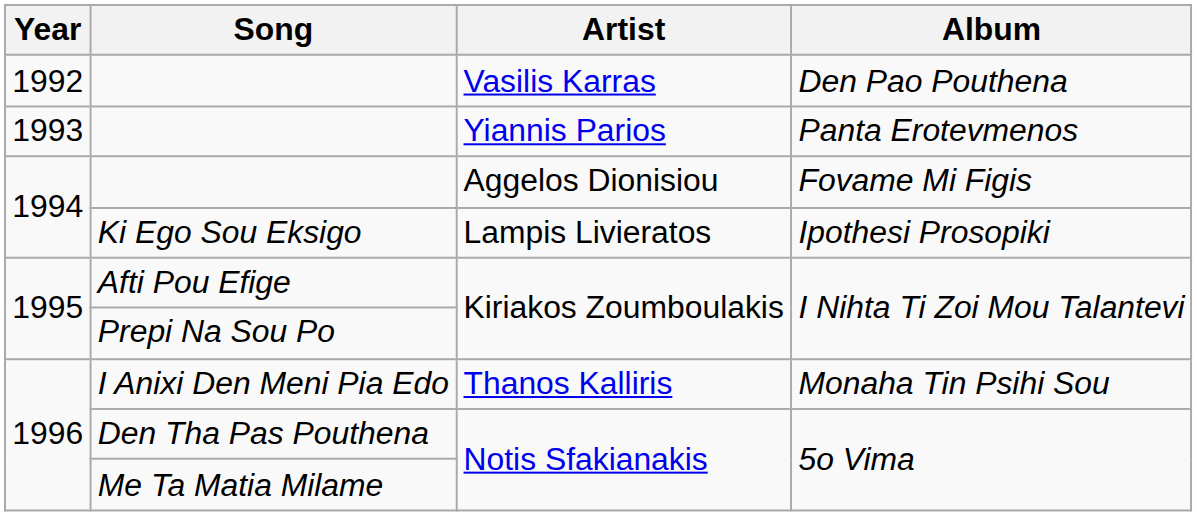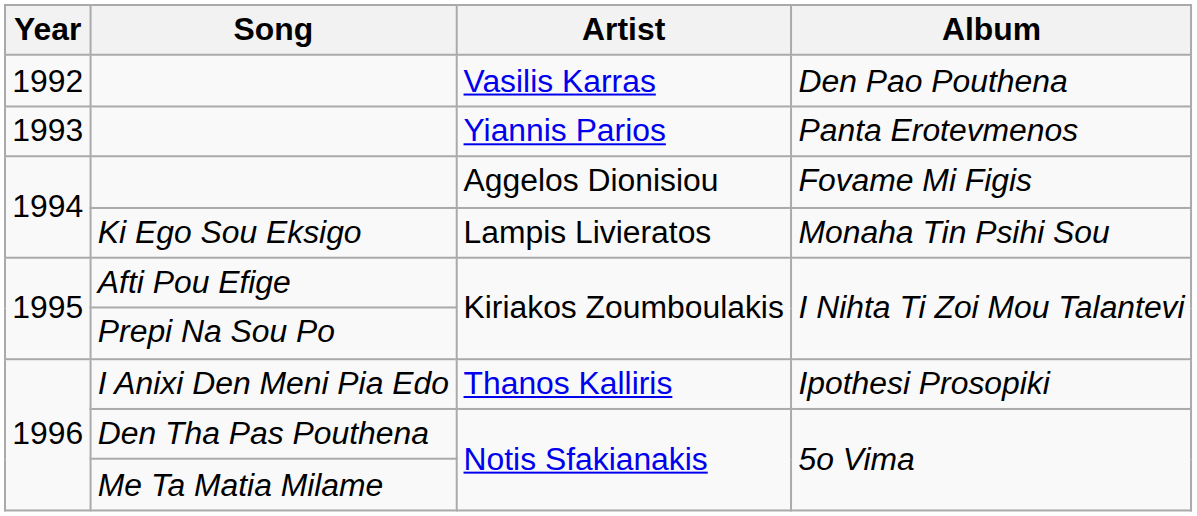(924, 231) Ipothesi Prosopiki -> (954, 231) Monaha Tin Psihi Sou
(954, 383) Monaha Tin Psihi Sou -> (924, 383) Ipothesi Prosopiki
